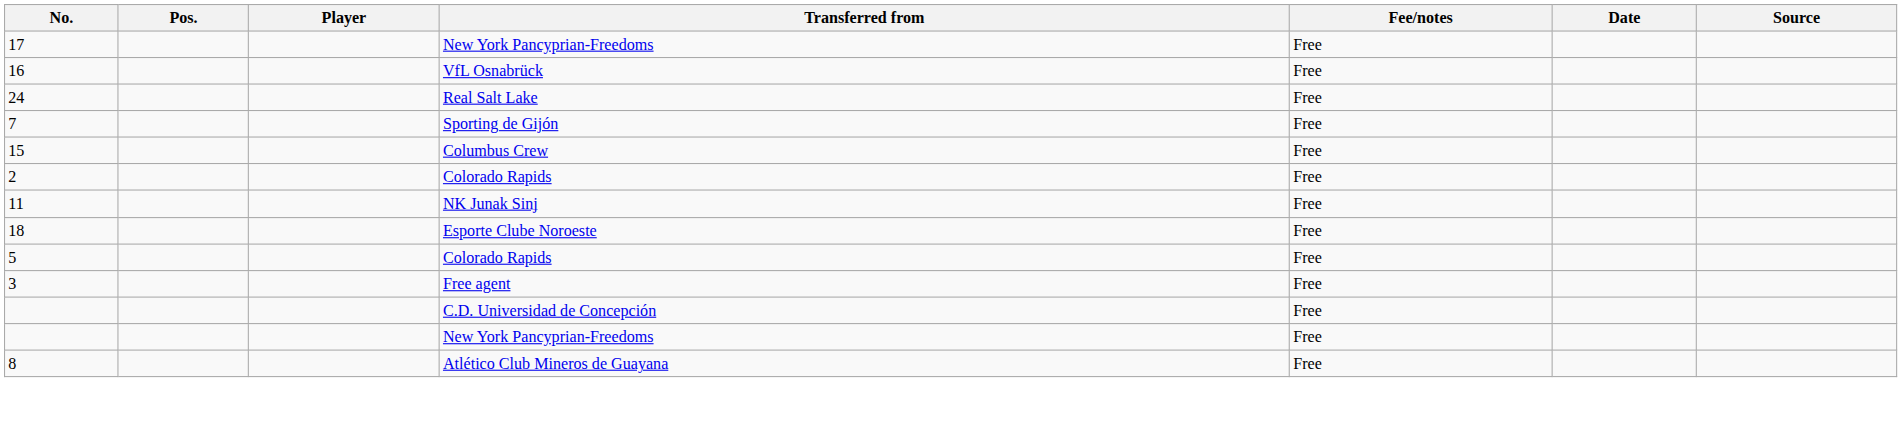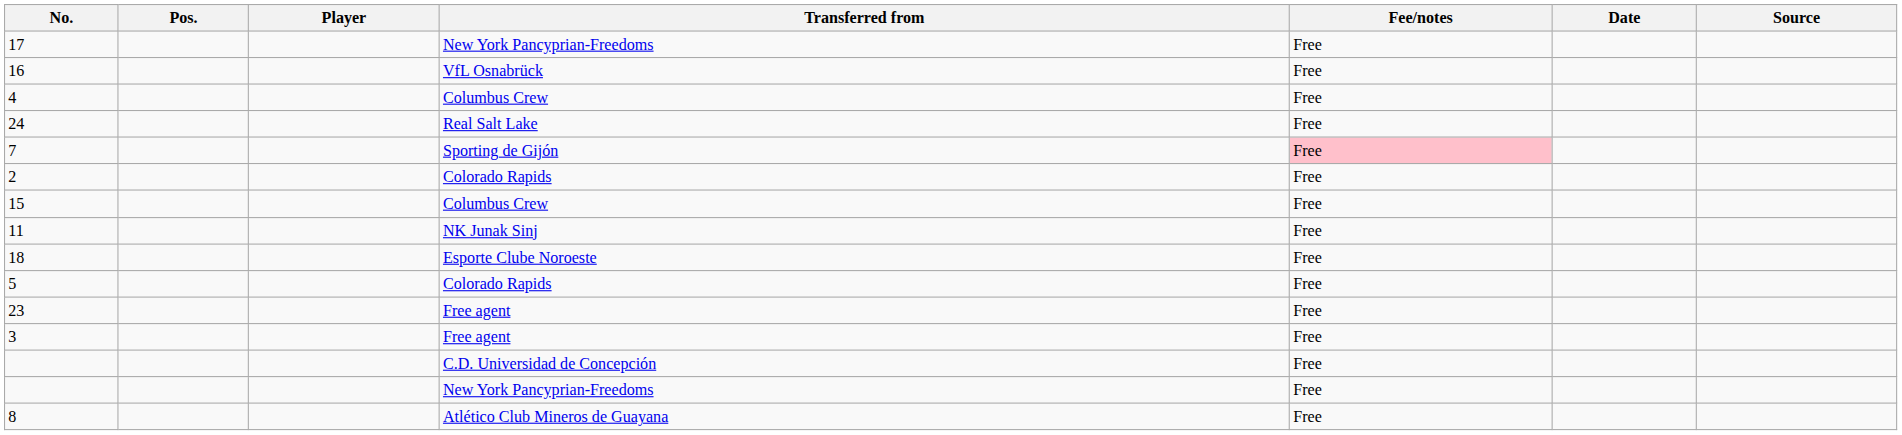+ row: (12, 97)
(1308, 124) no background -> (1308, 150) pink background
rows swapped: (12, 177) <-> (16, 150)
+ row: (16, 310)
